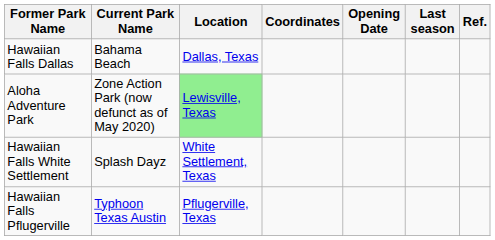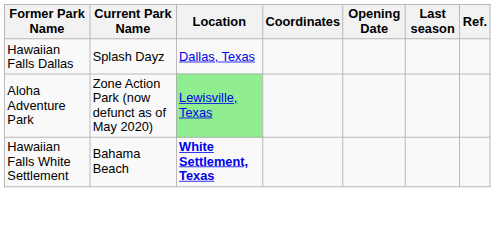(118, 56) Bahama Beach -> (129, 56) Splash Dayz
(130, 161) Splash Dayz -> (116, 161) Bahama Beach
(215, 161) normal -> (214, 161) bold
- row: (39, 211)
